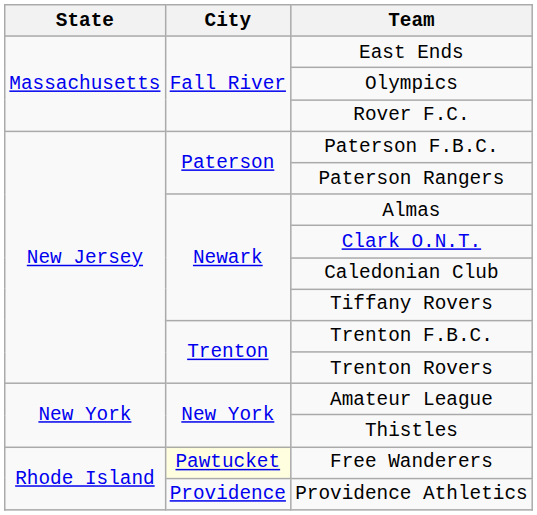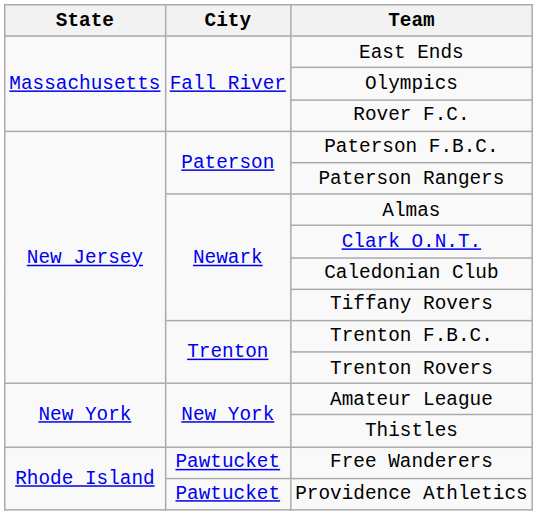(228, 463) lightyellow background -> (228, 463) no background
(228, 494) Providence -> (228, 494) Pawtucket
